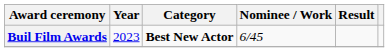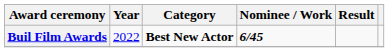(126, 36) 2023 -> (126, 36) 2022
(251, 36) normal -> (251, 36) bold
